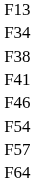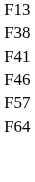- row: (17, 33)
- row: (17, 126)
